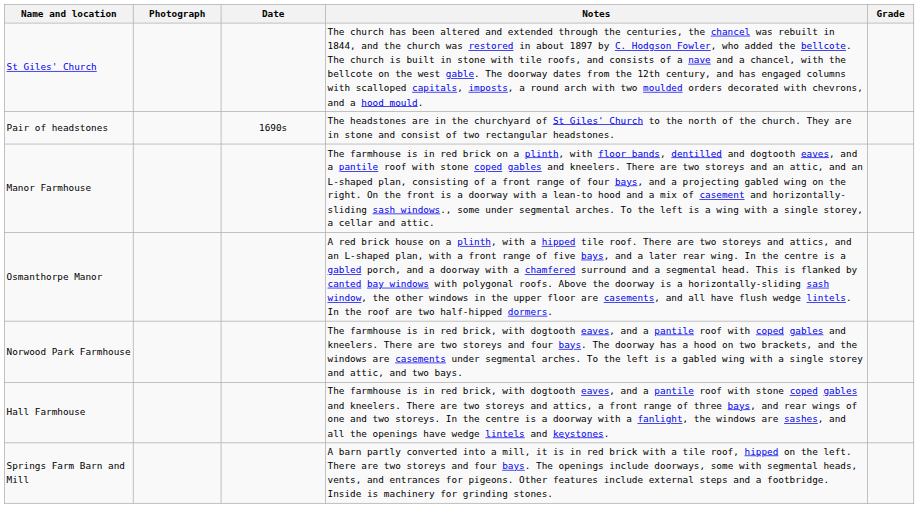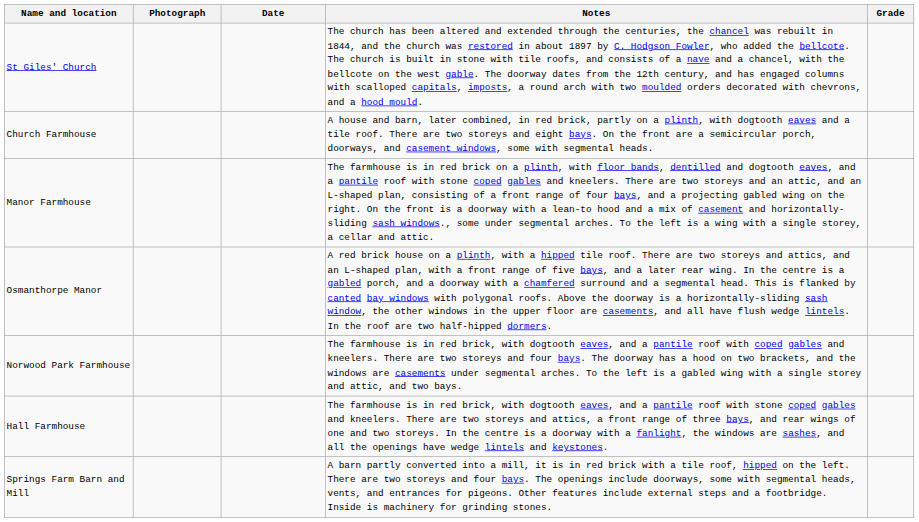- row: (57, 128)
+ row: (52, 135)
